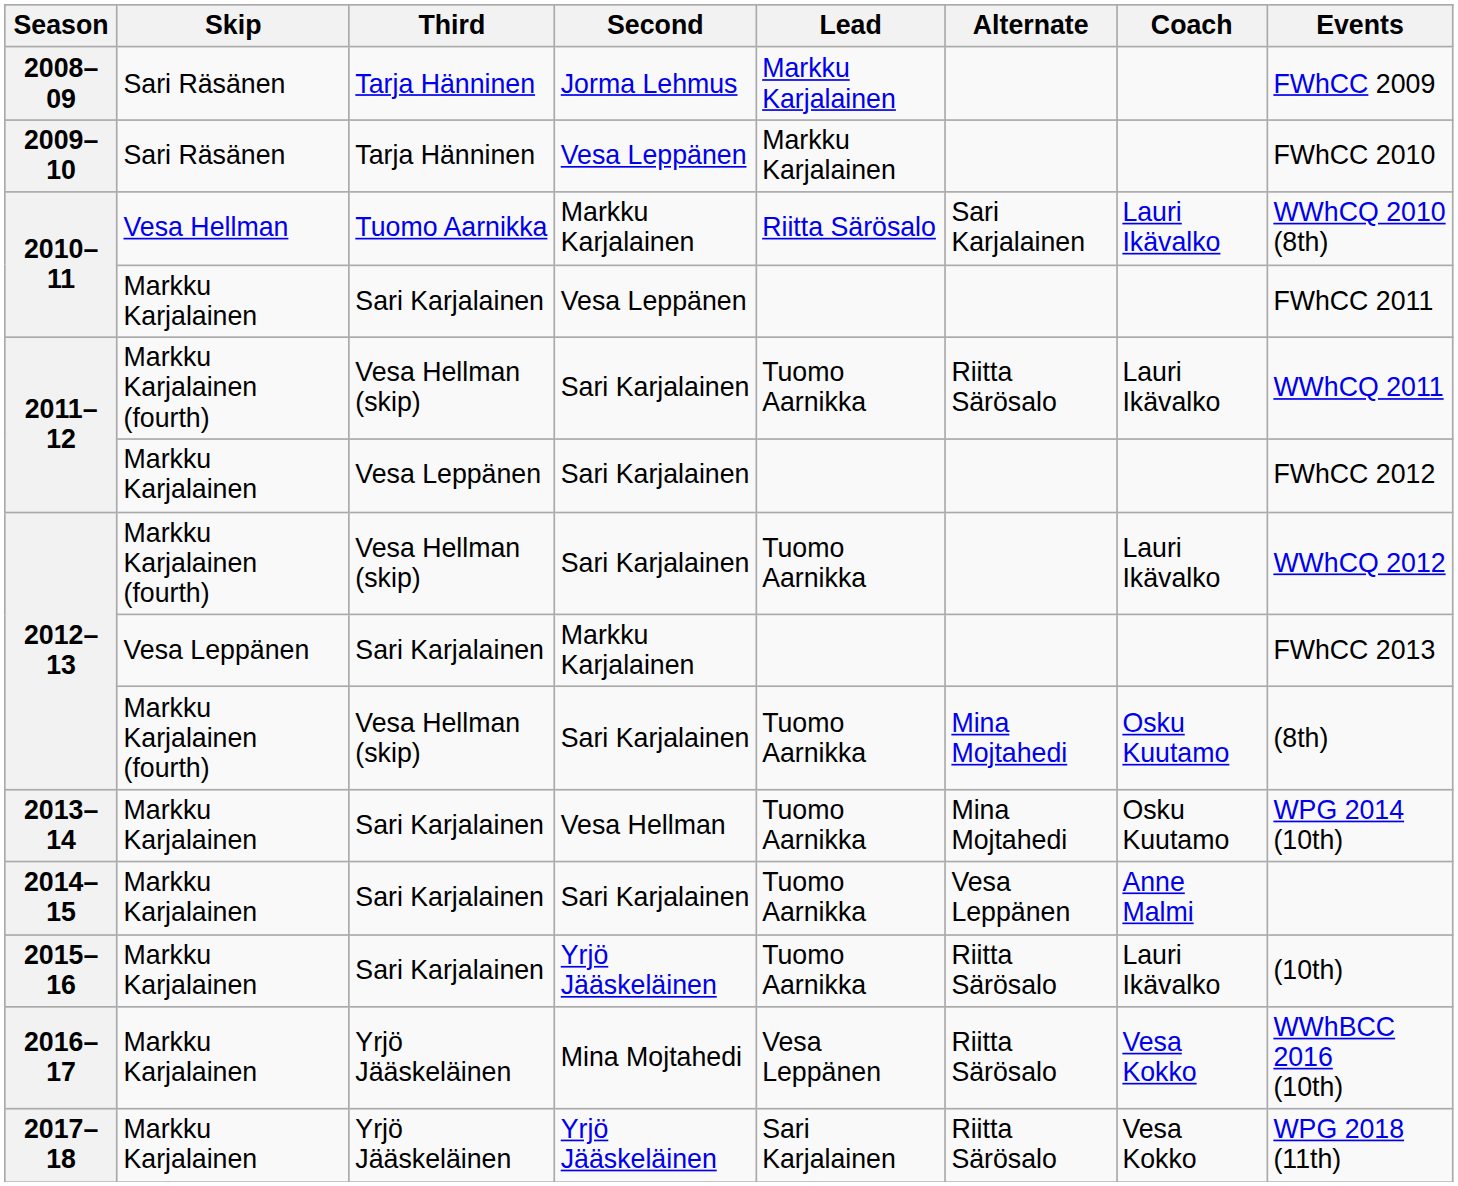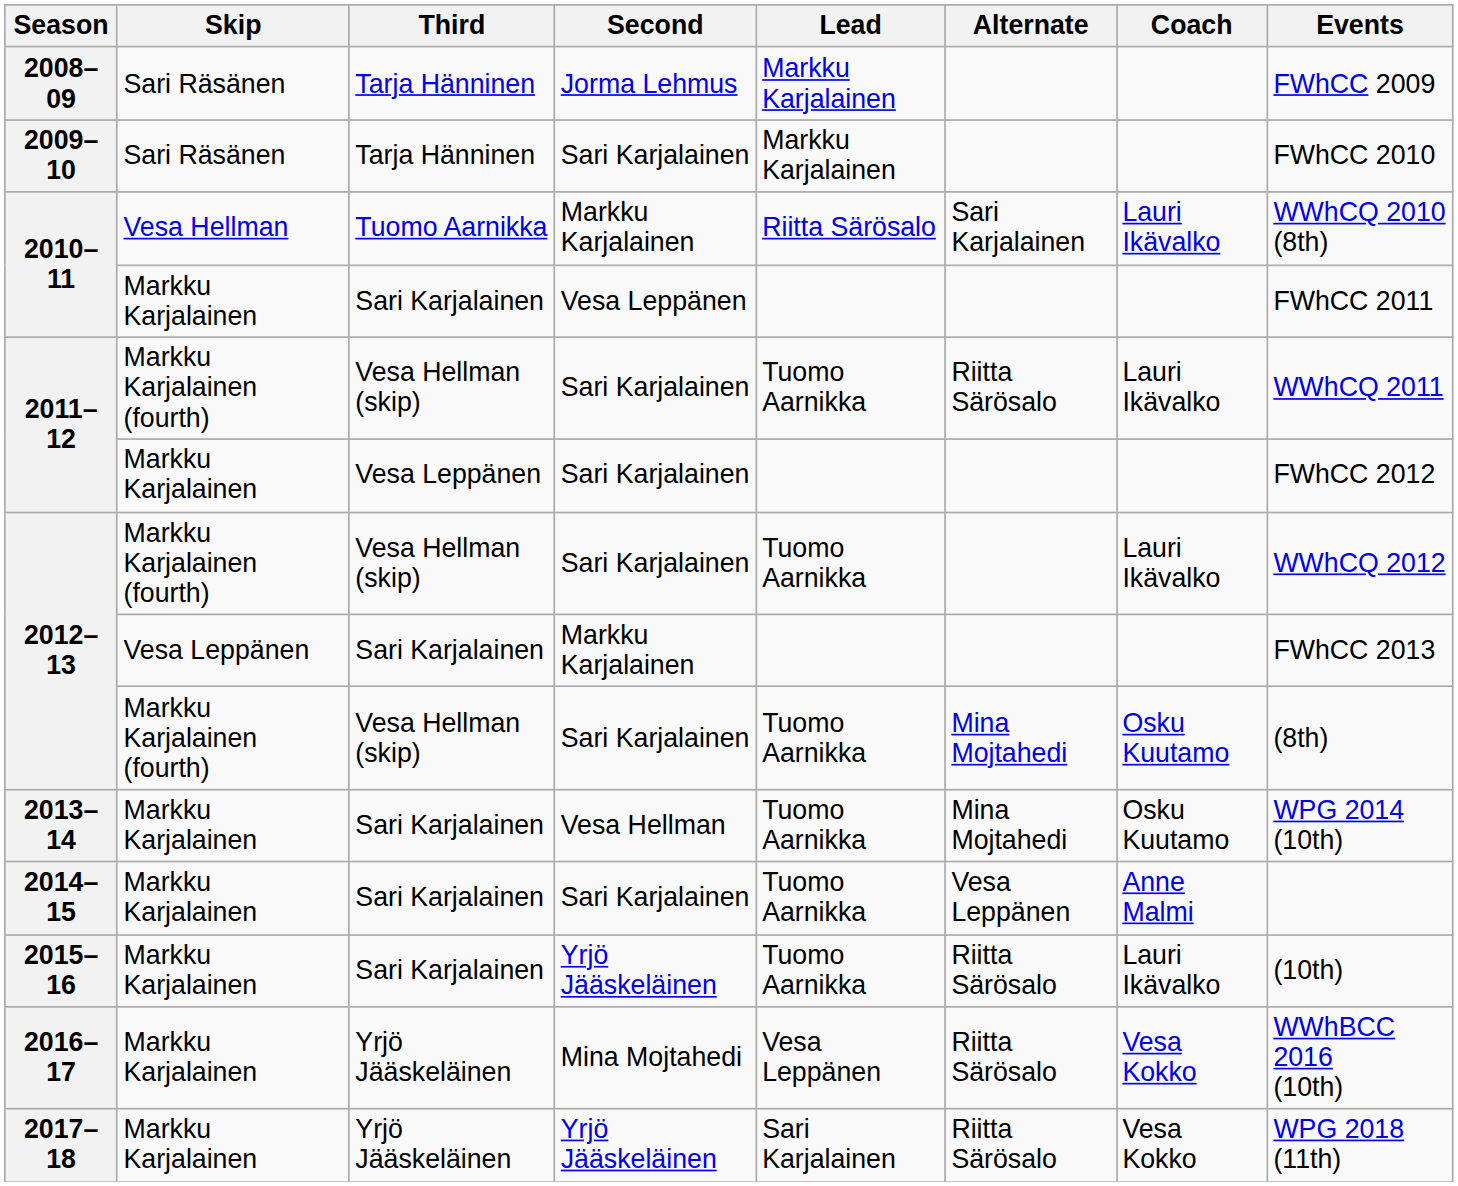(654, 155) Vesa Leppänen -> (655, 155) Sari Karjalainen
